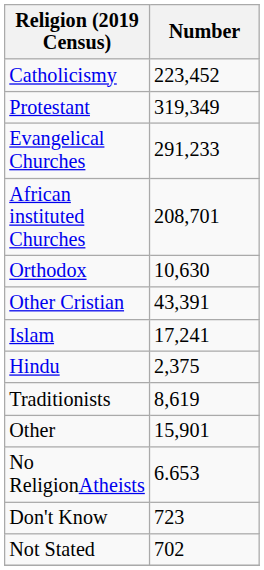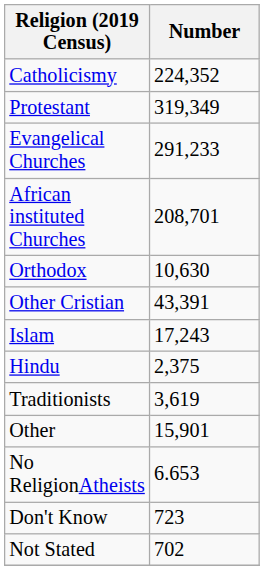(187, 75) 223,452 -> (187, 75) 224,352
(182, 335) 17,241 -> (182, 335) 17,243
(177, 398) 8,619 -> (177, 398) 3,619
